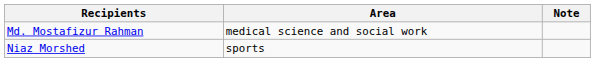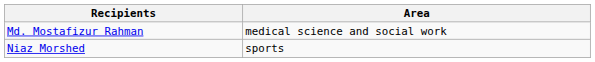- column: (566, 13)
